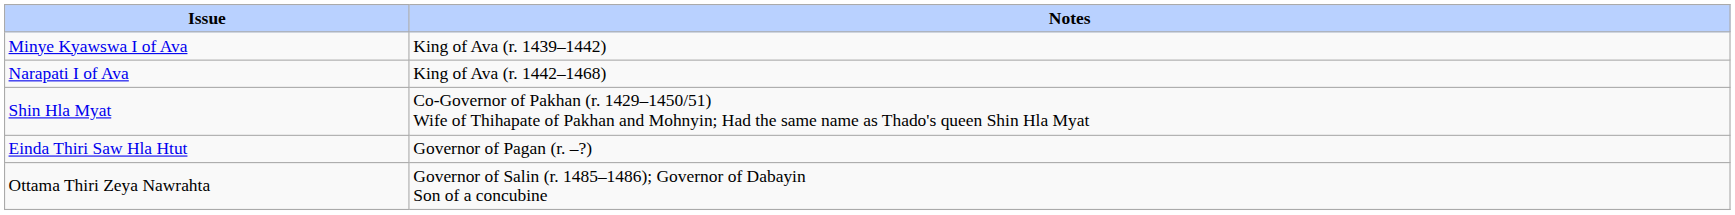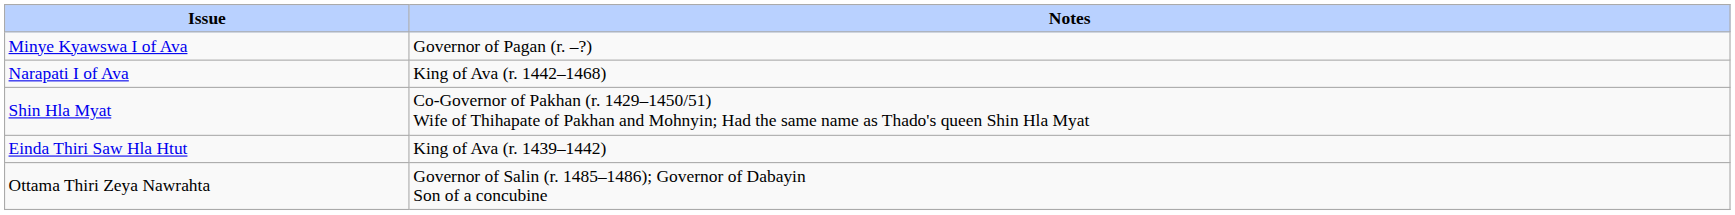(510, 45) King of Ava (r. 1439–1442) -> (503, 45) Governor of Pagan (r. –?)
(503, 148) Governor of Pagan (r. –?) -> (510, 148) King of Ava (r. 1439–1442)
